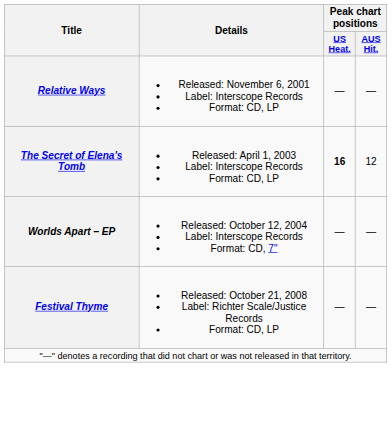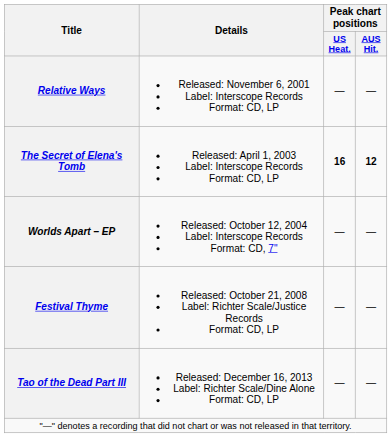(371, 161) normal -> (371, 161) bold
+ row: (72, 383)
